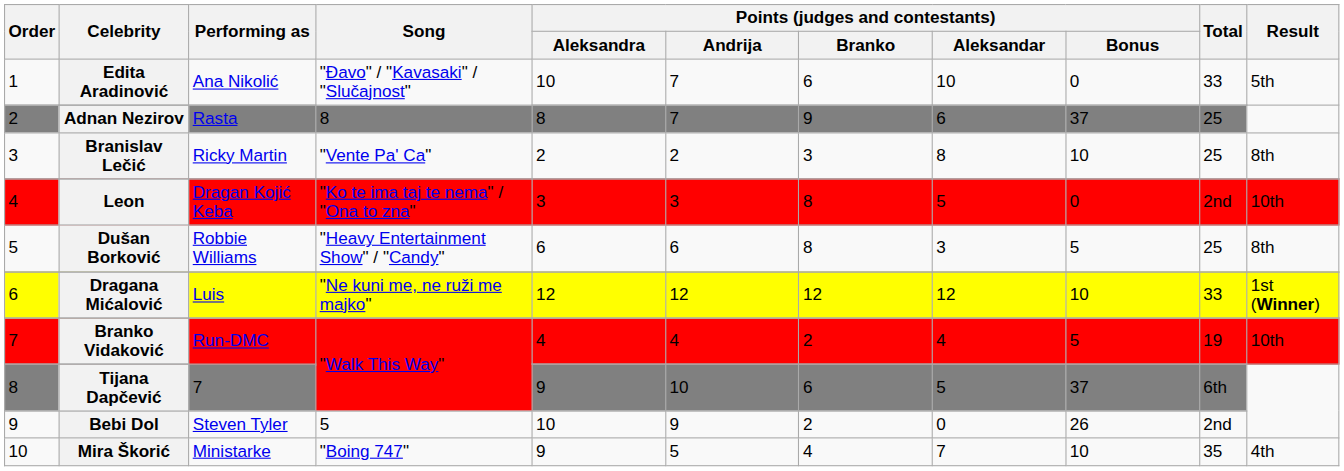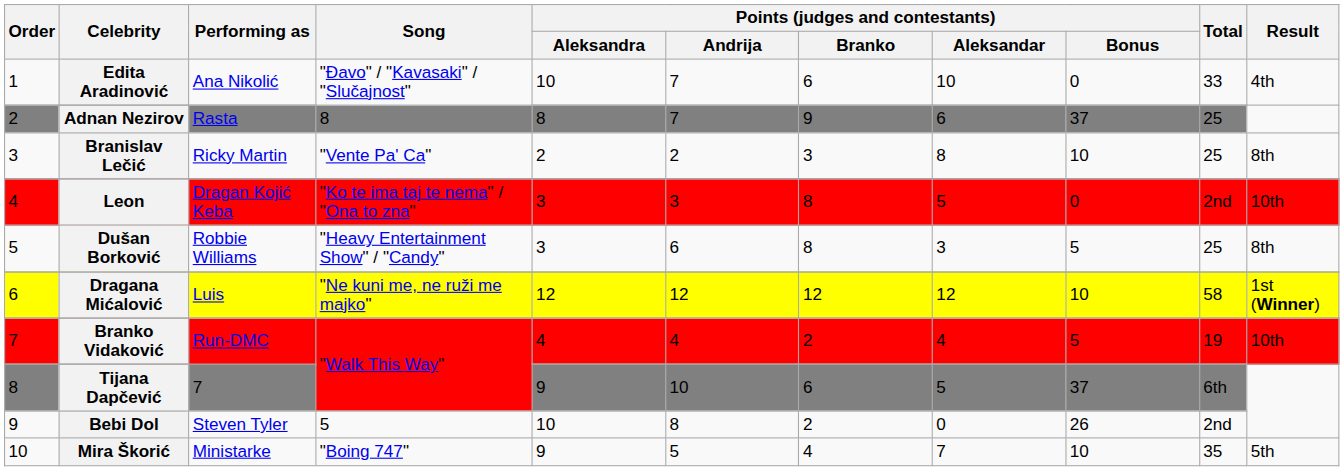(1263, 82) 5th -> (1263, 82) 4th
(541, 248) 6 -> (541, 248) 3
(1213, 294) 33 -> (1213, 294) 58
(674, 424) 9 -> (674, 424) 8
(1263, 451) 4th -> (1263, 451) 5th
